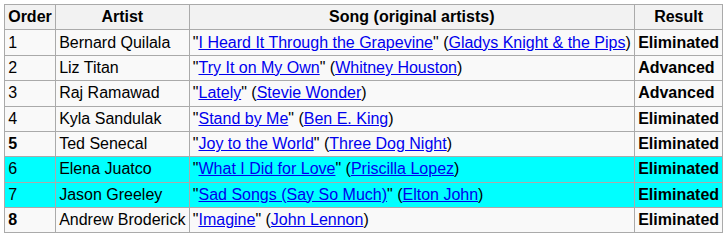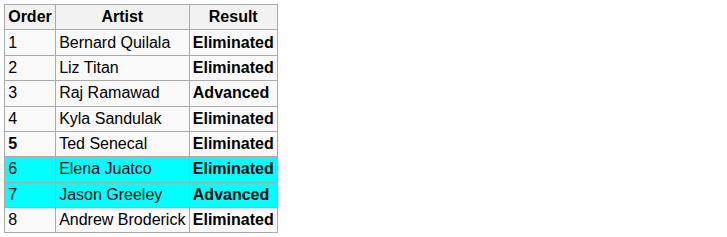- column: (412, 17)
(676, 67) Advanced -> (233, 67) Eliminated
(679, 194) Eliminated -> (231, 194) Advanced
(13, 220) bold -> (13, 220) normal
